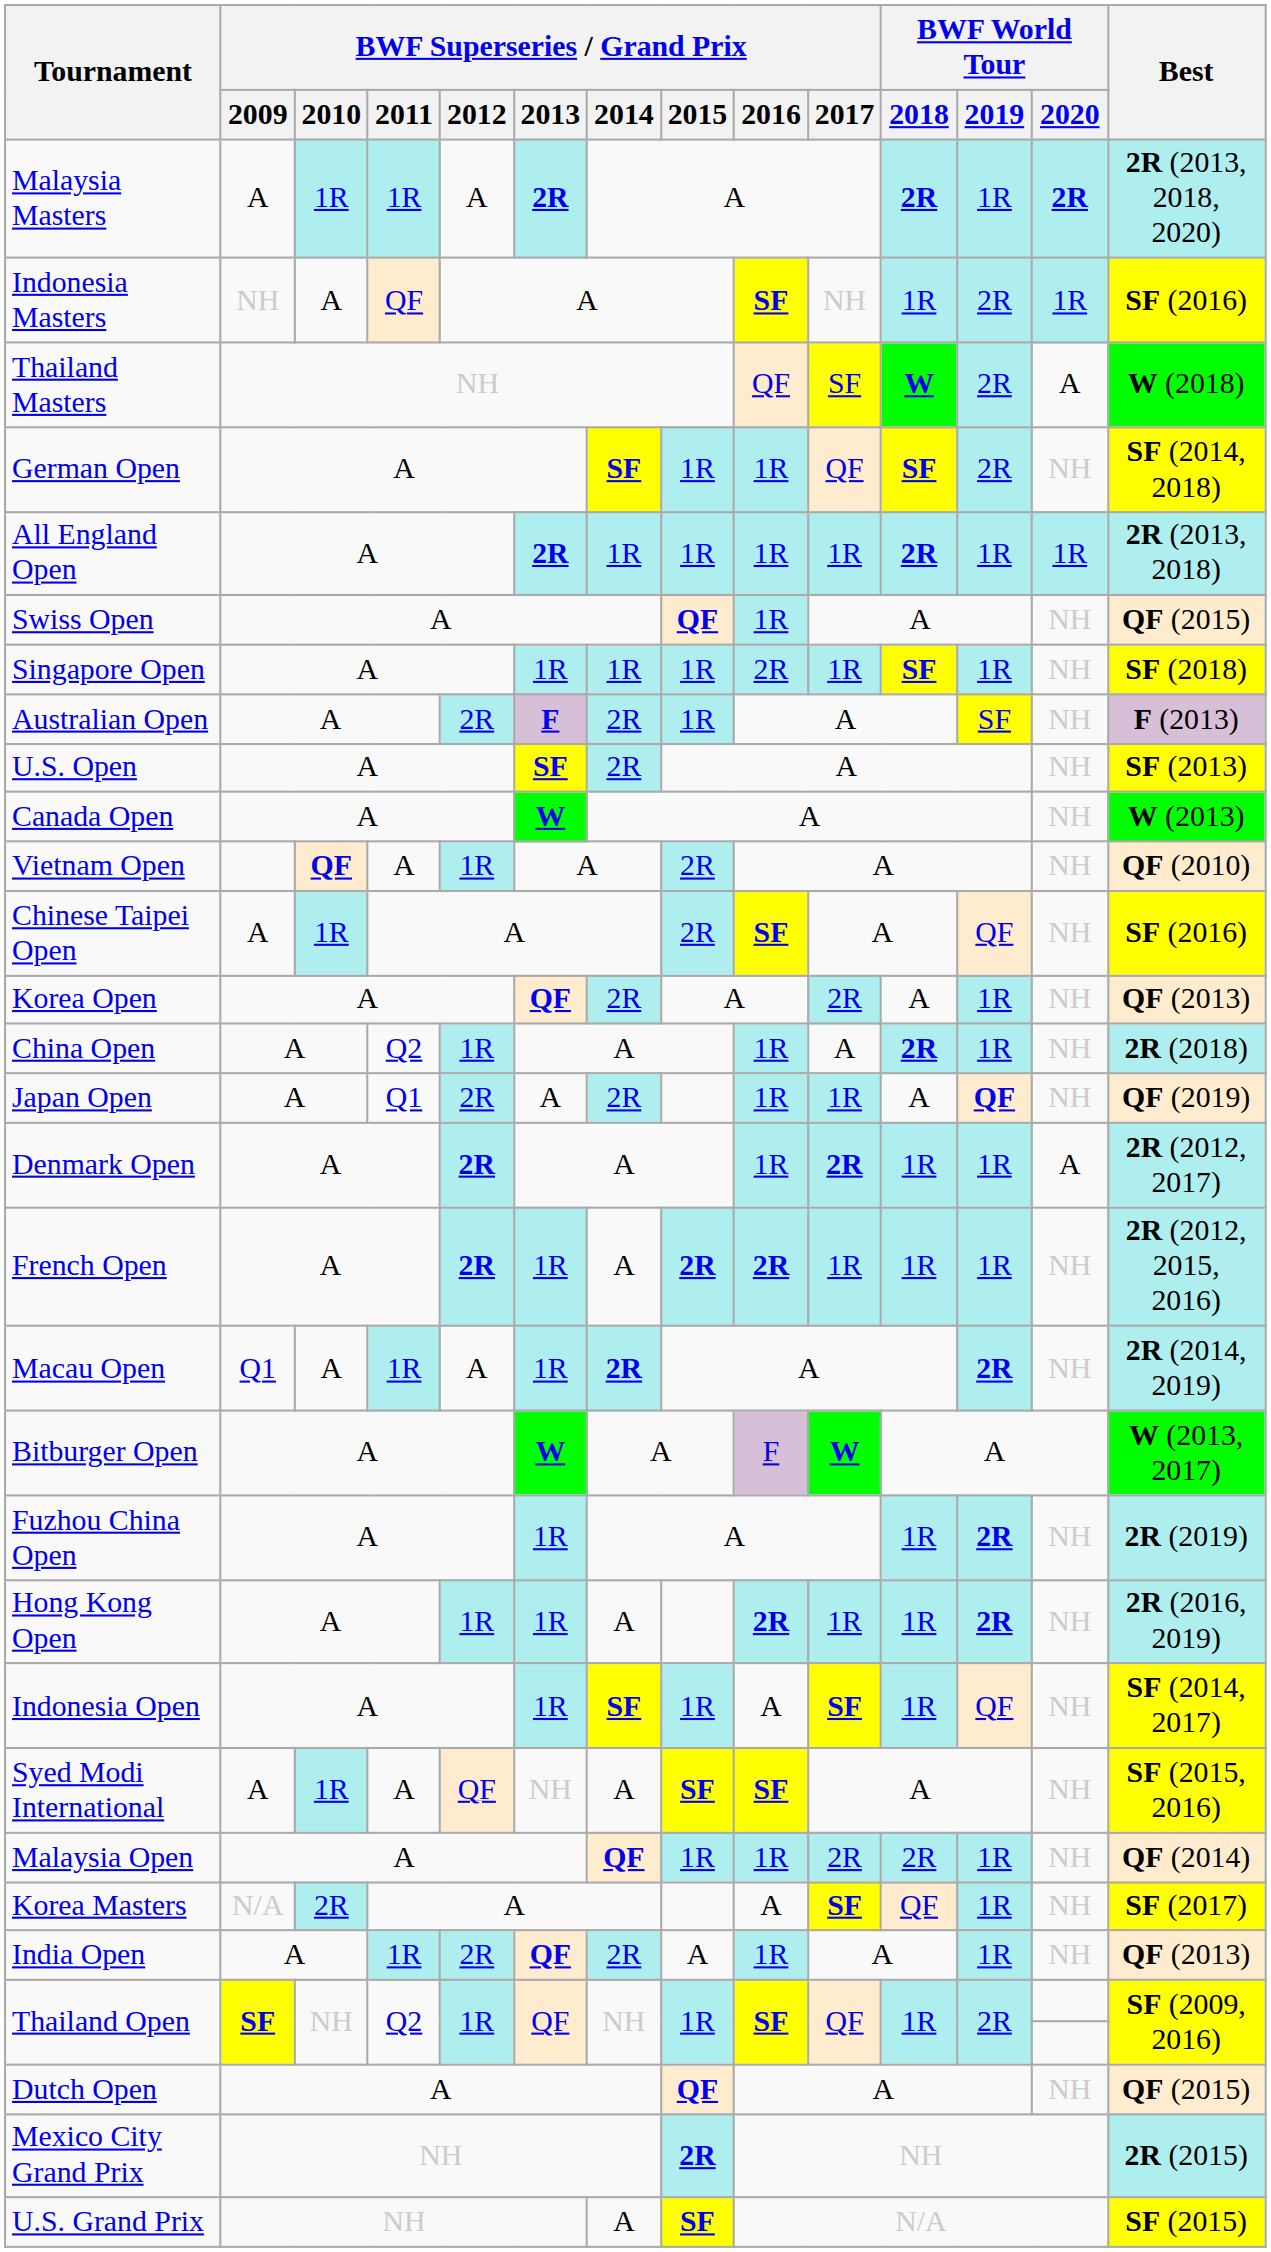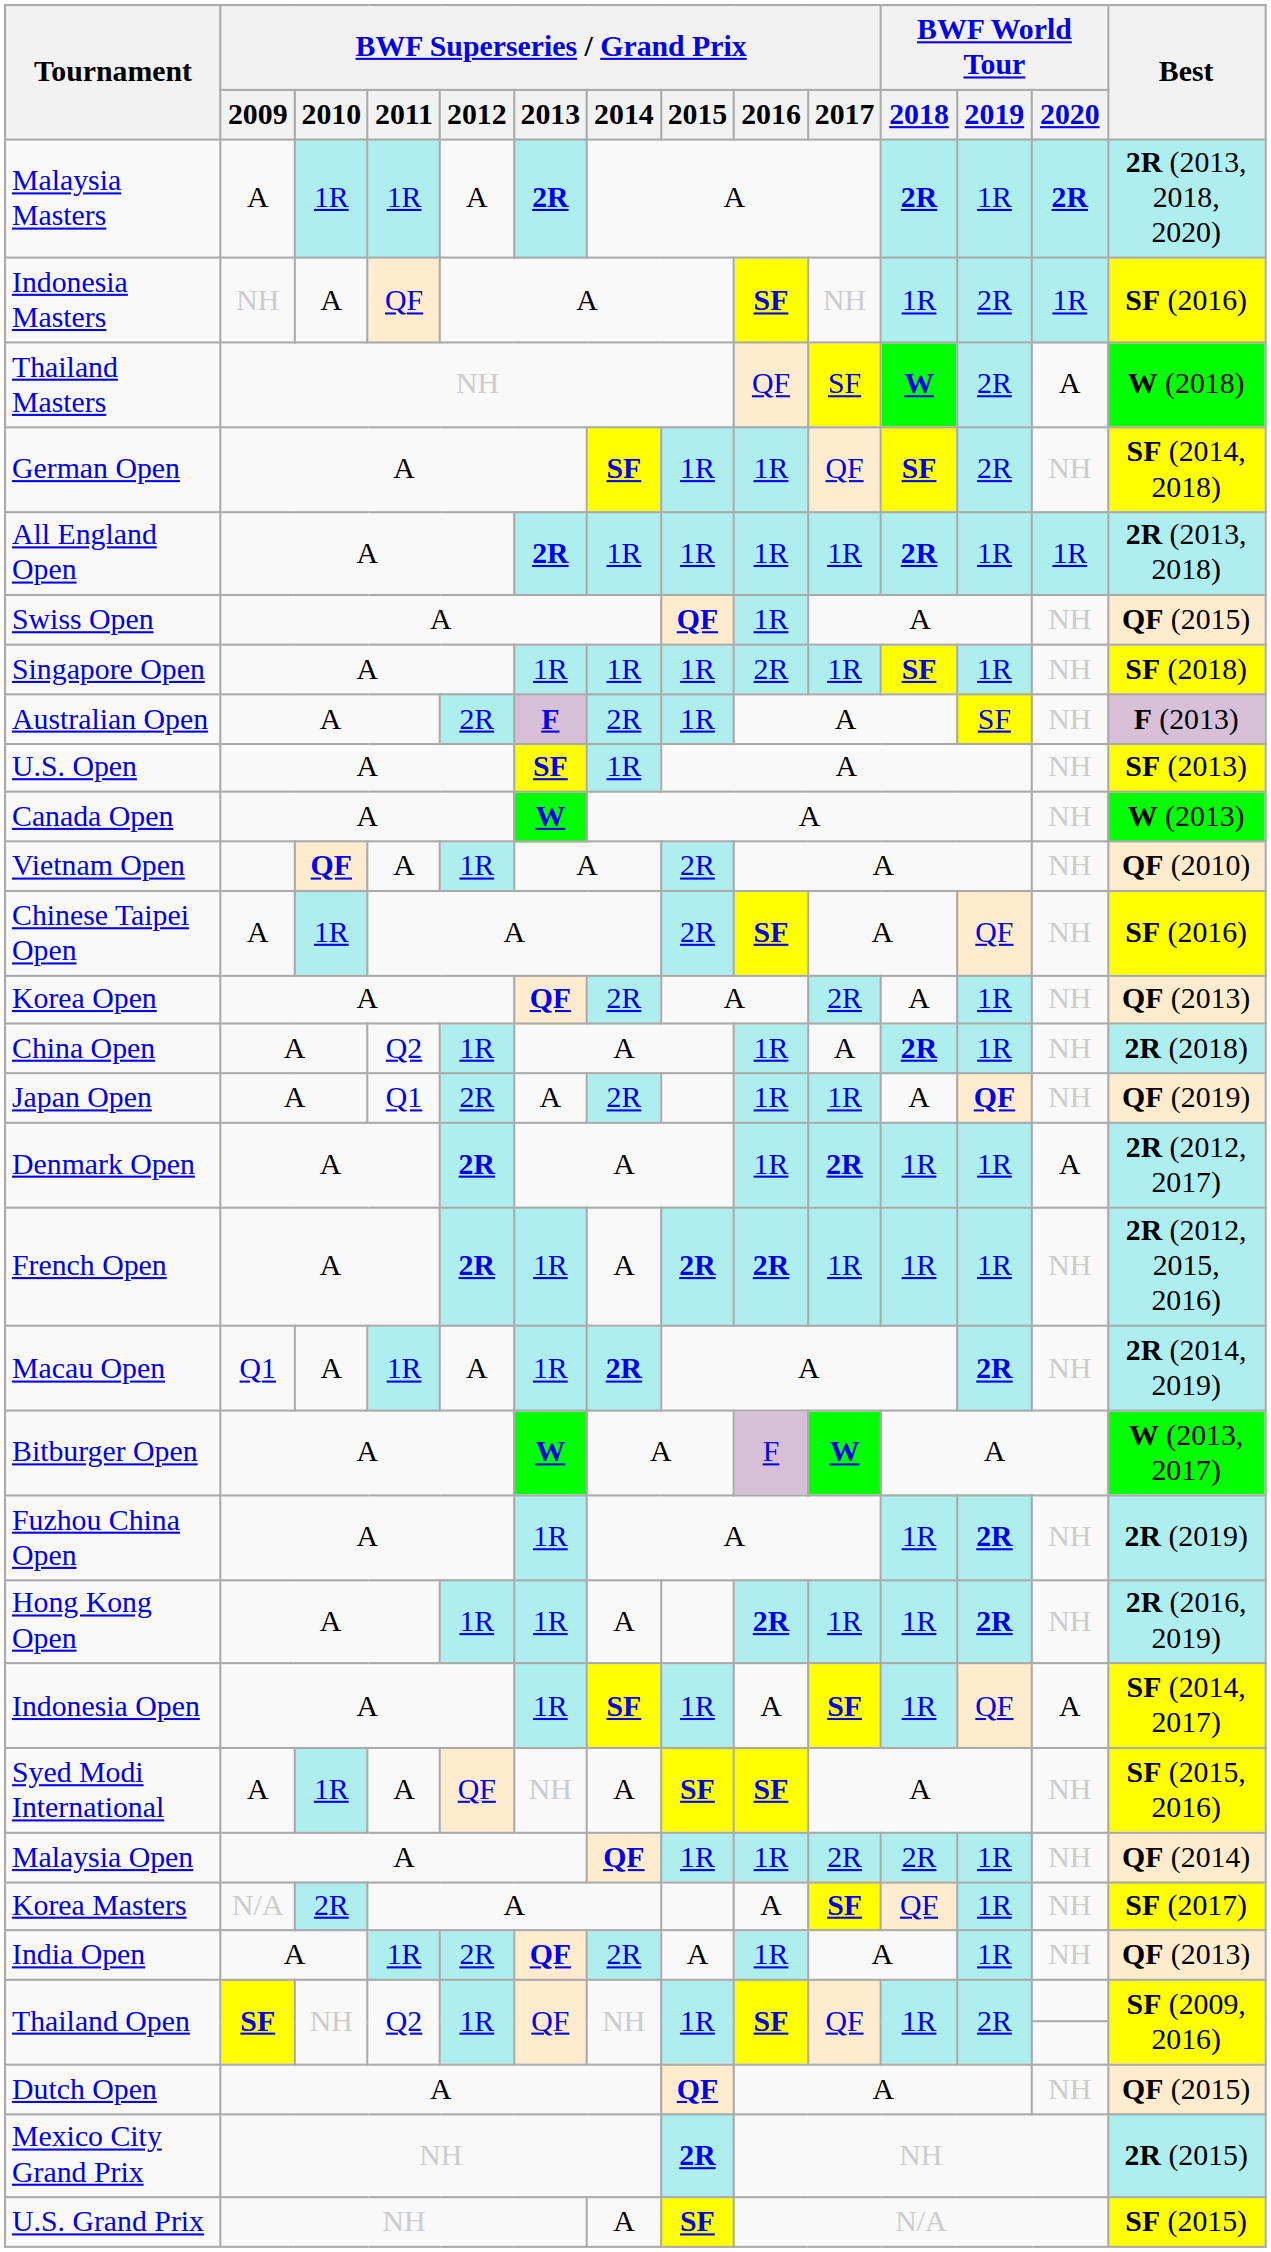(624, 767) 2R -> (624, 767) 1R
(1070, 1705) NH -> (1070, 1705) A
